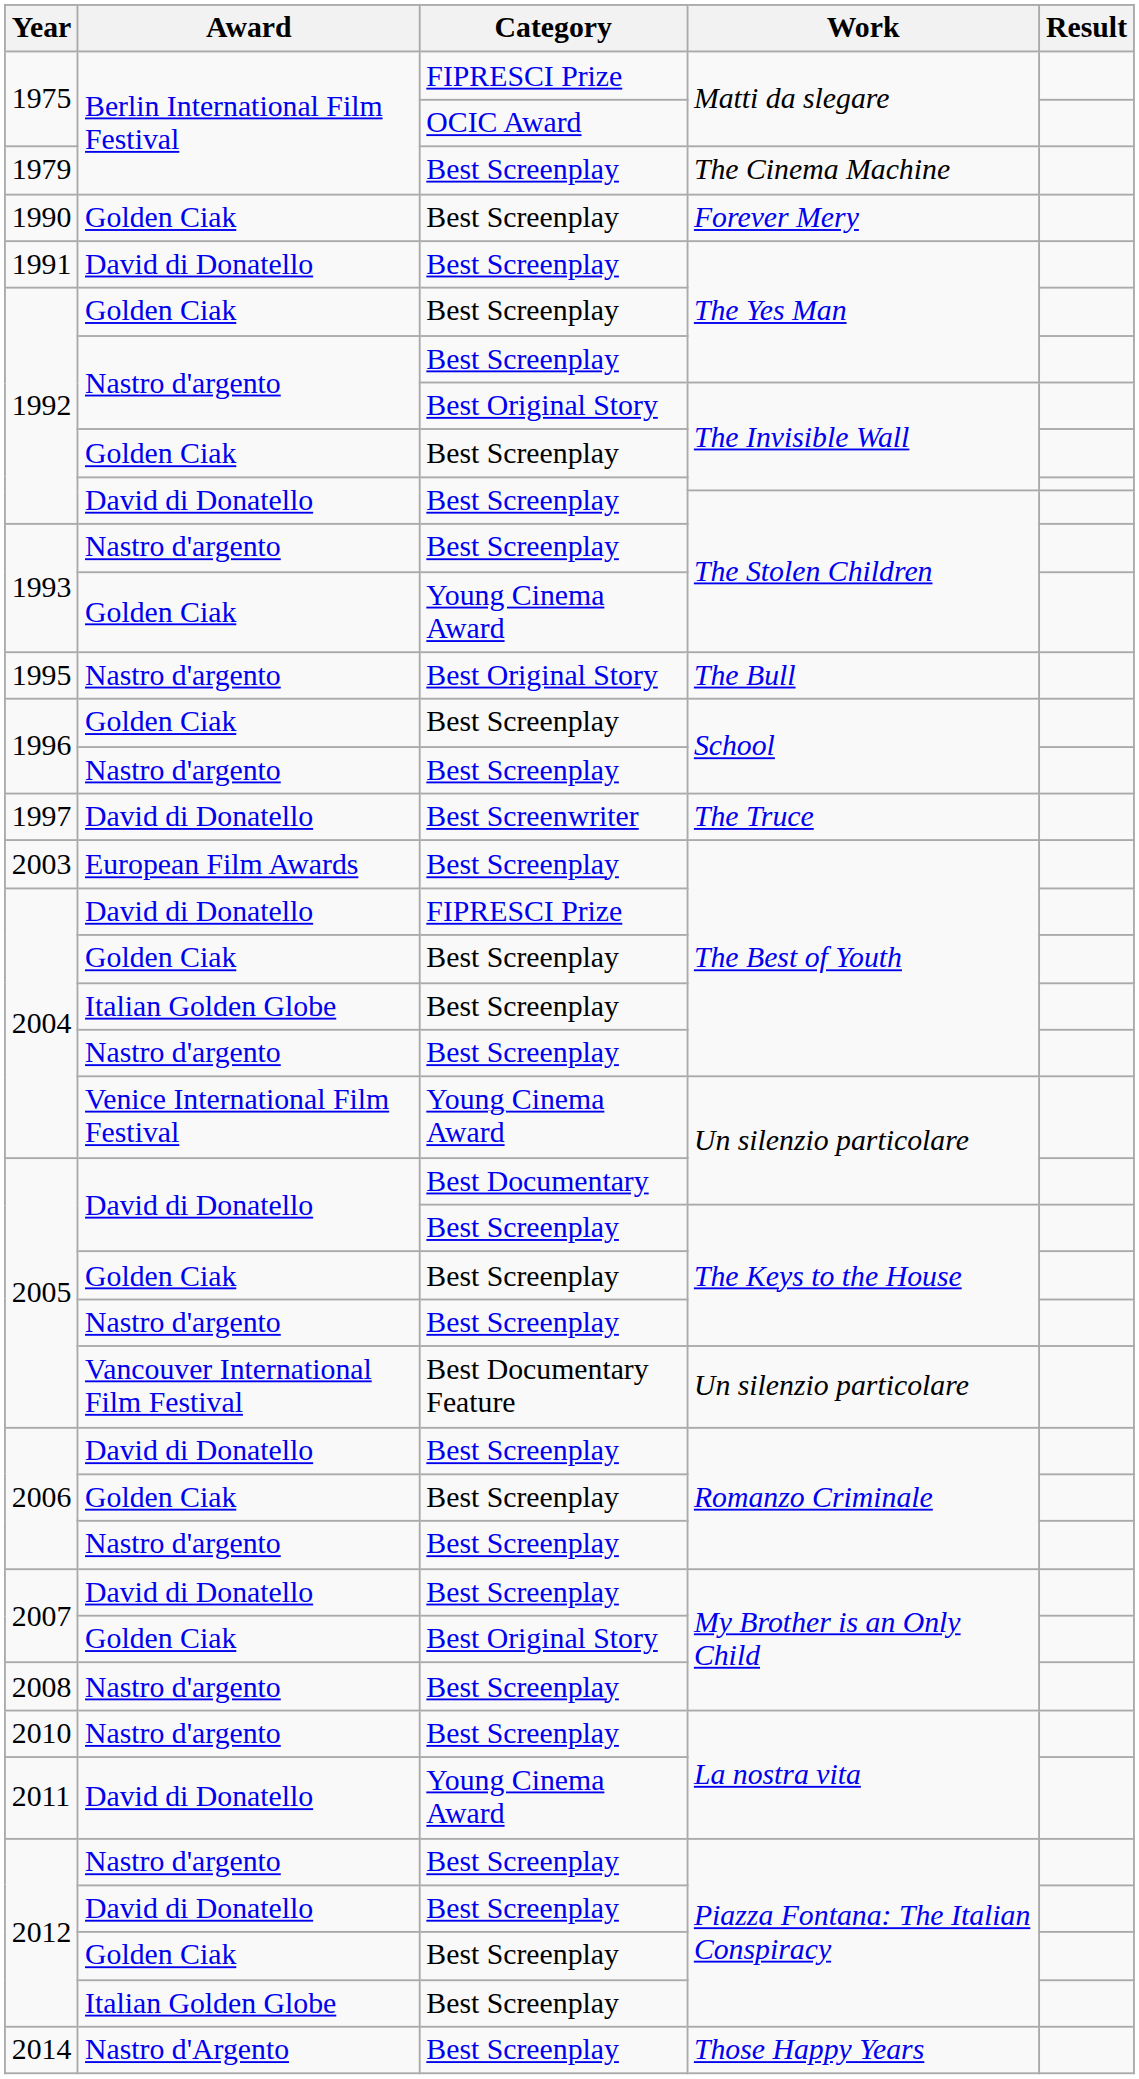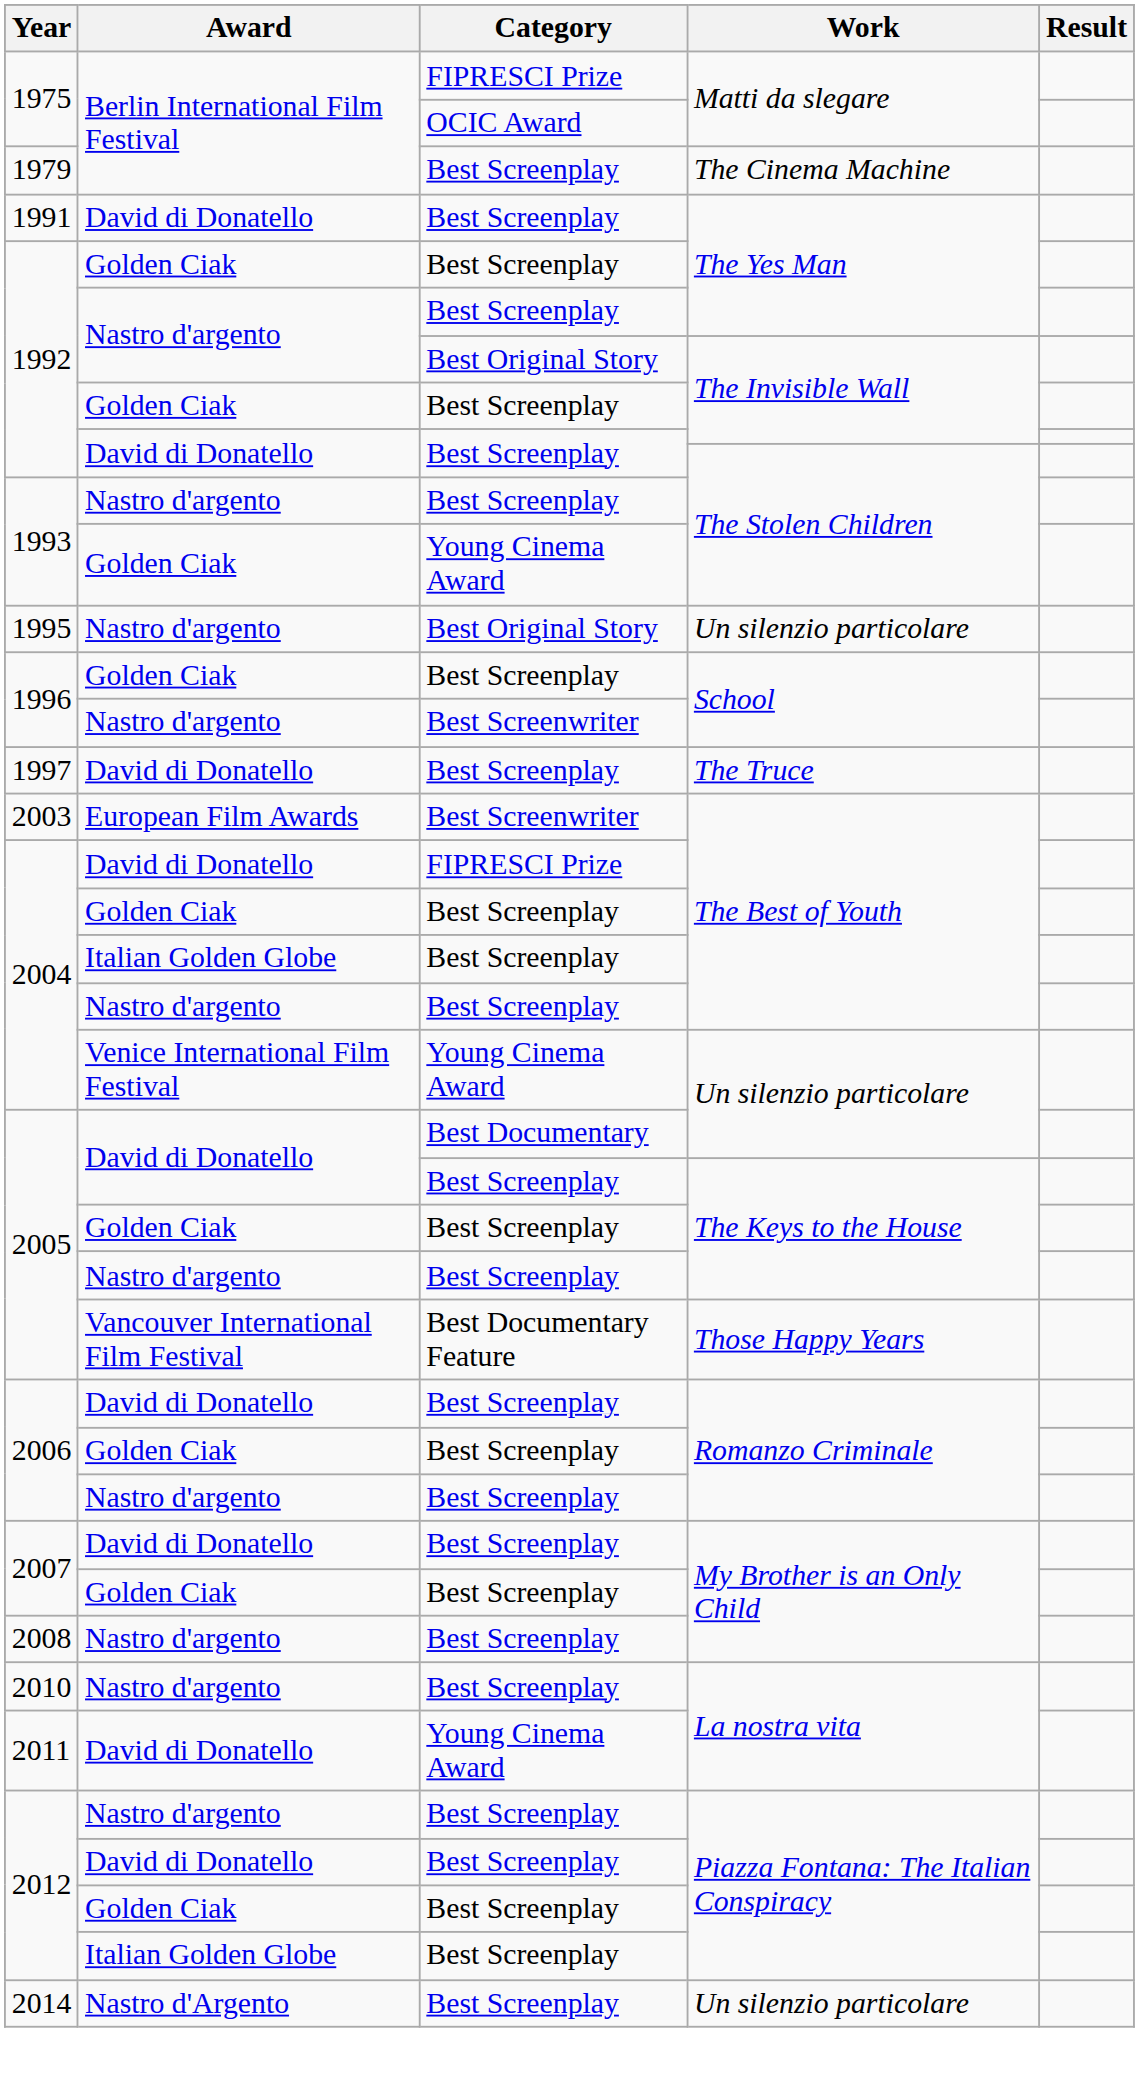- row: (42, 216)
(745, 675) The Bull -> (831, 627) Un silenzio particolare
(523, 769) Best Screenplay -> (533, 722) Best Screenwriter
(533, 816) Best Screenwriter -> (523, 769) Best Screenplay
(523, 863) Best Screenplay -> (533, 816) Best Screenwriter
(831, 1386) Un silenzio particolare -> (809, 1338) Those Happy Years
(542, 1638) Best Original Story -> (523, 1591) Best Screenplay
(809, 2049) Those Happy Years -> (831, 2002) Un silenzio particolare
